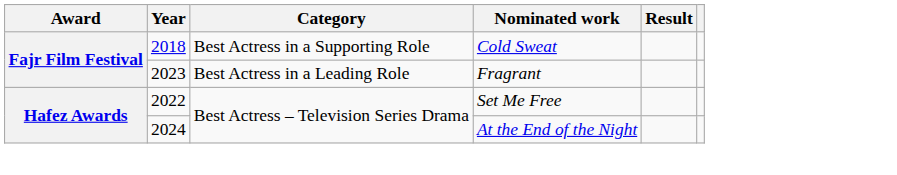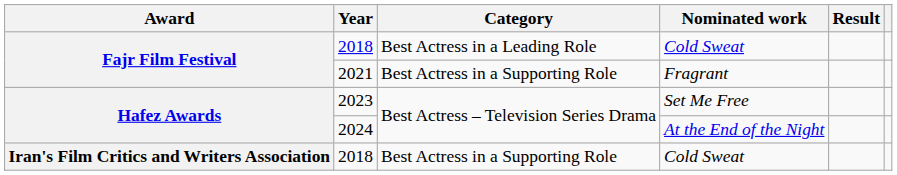(312, 45) Best Actress in a Supporting Role -> (489, 45) Best Actress in a Leading Role
(168, 73) 2023 -> (356, 73) 2021
(302, 73) Best Actress in a Leading Role -> (499, 73) Best Actress in a Supporting Role
(168, 101) 2022 -> (356, 101) 2023
+ row: (169, 156)
